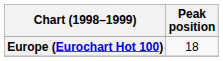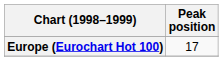(192, 46) 18 -> (192, 46) 17
